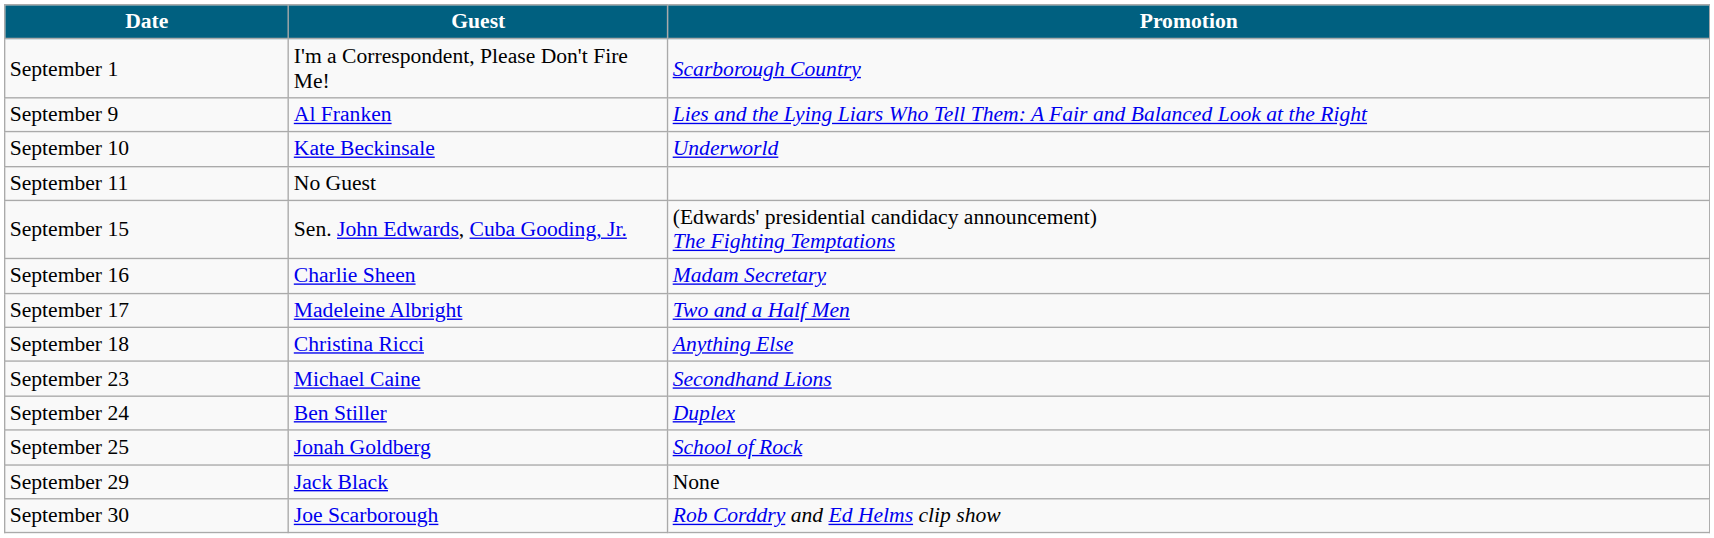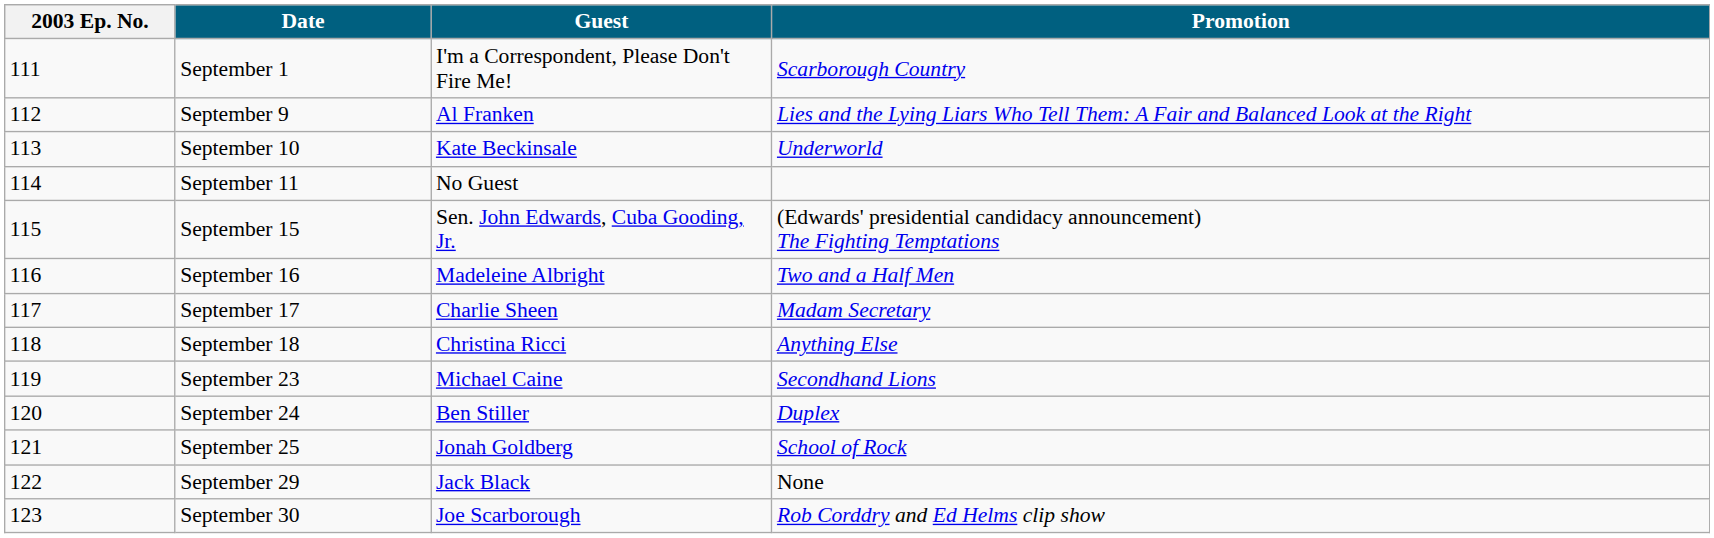+ column: (90, 21)
(355, 275) Charlie Sheen -> (520, 275) Madeleine Albright
(749, 275) Madam Secretary -> (866, 275) Two and a Half Men
(378, 310) Madeleine Albright -> (497, 310) Charlie Sheen
(761, 310) Two and a Half Men -> (854, 310) Madam Secretary
